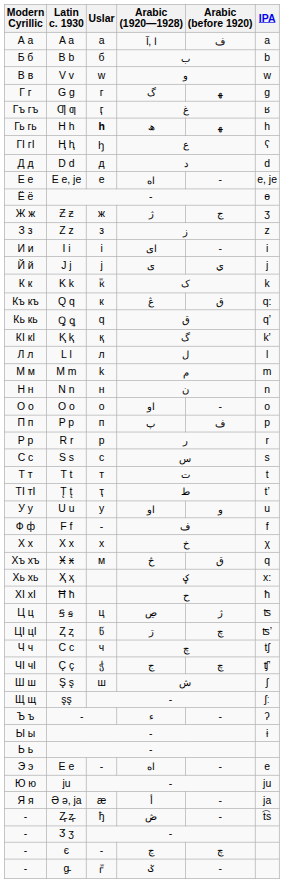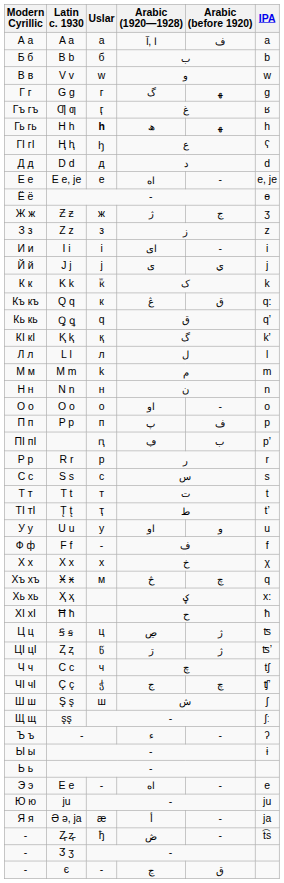+ row: (26, 441)
(220, 561) ق -> (220, 580) چ
(220, 631) چ -> (220, 650) ژ
(220, 851) چ -> (220, 870) ق
- row: (25, 869)
